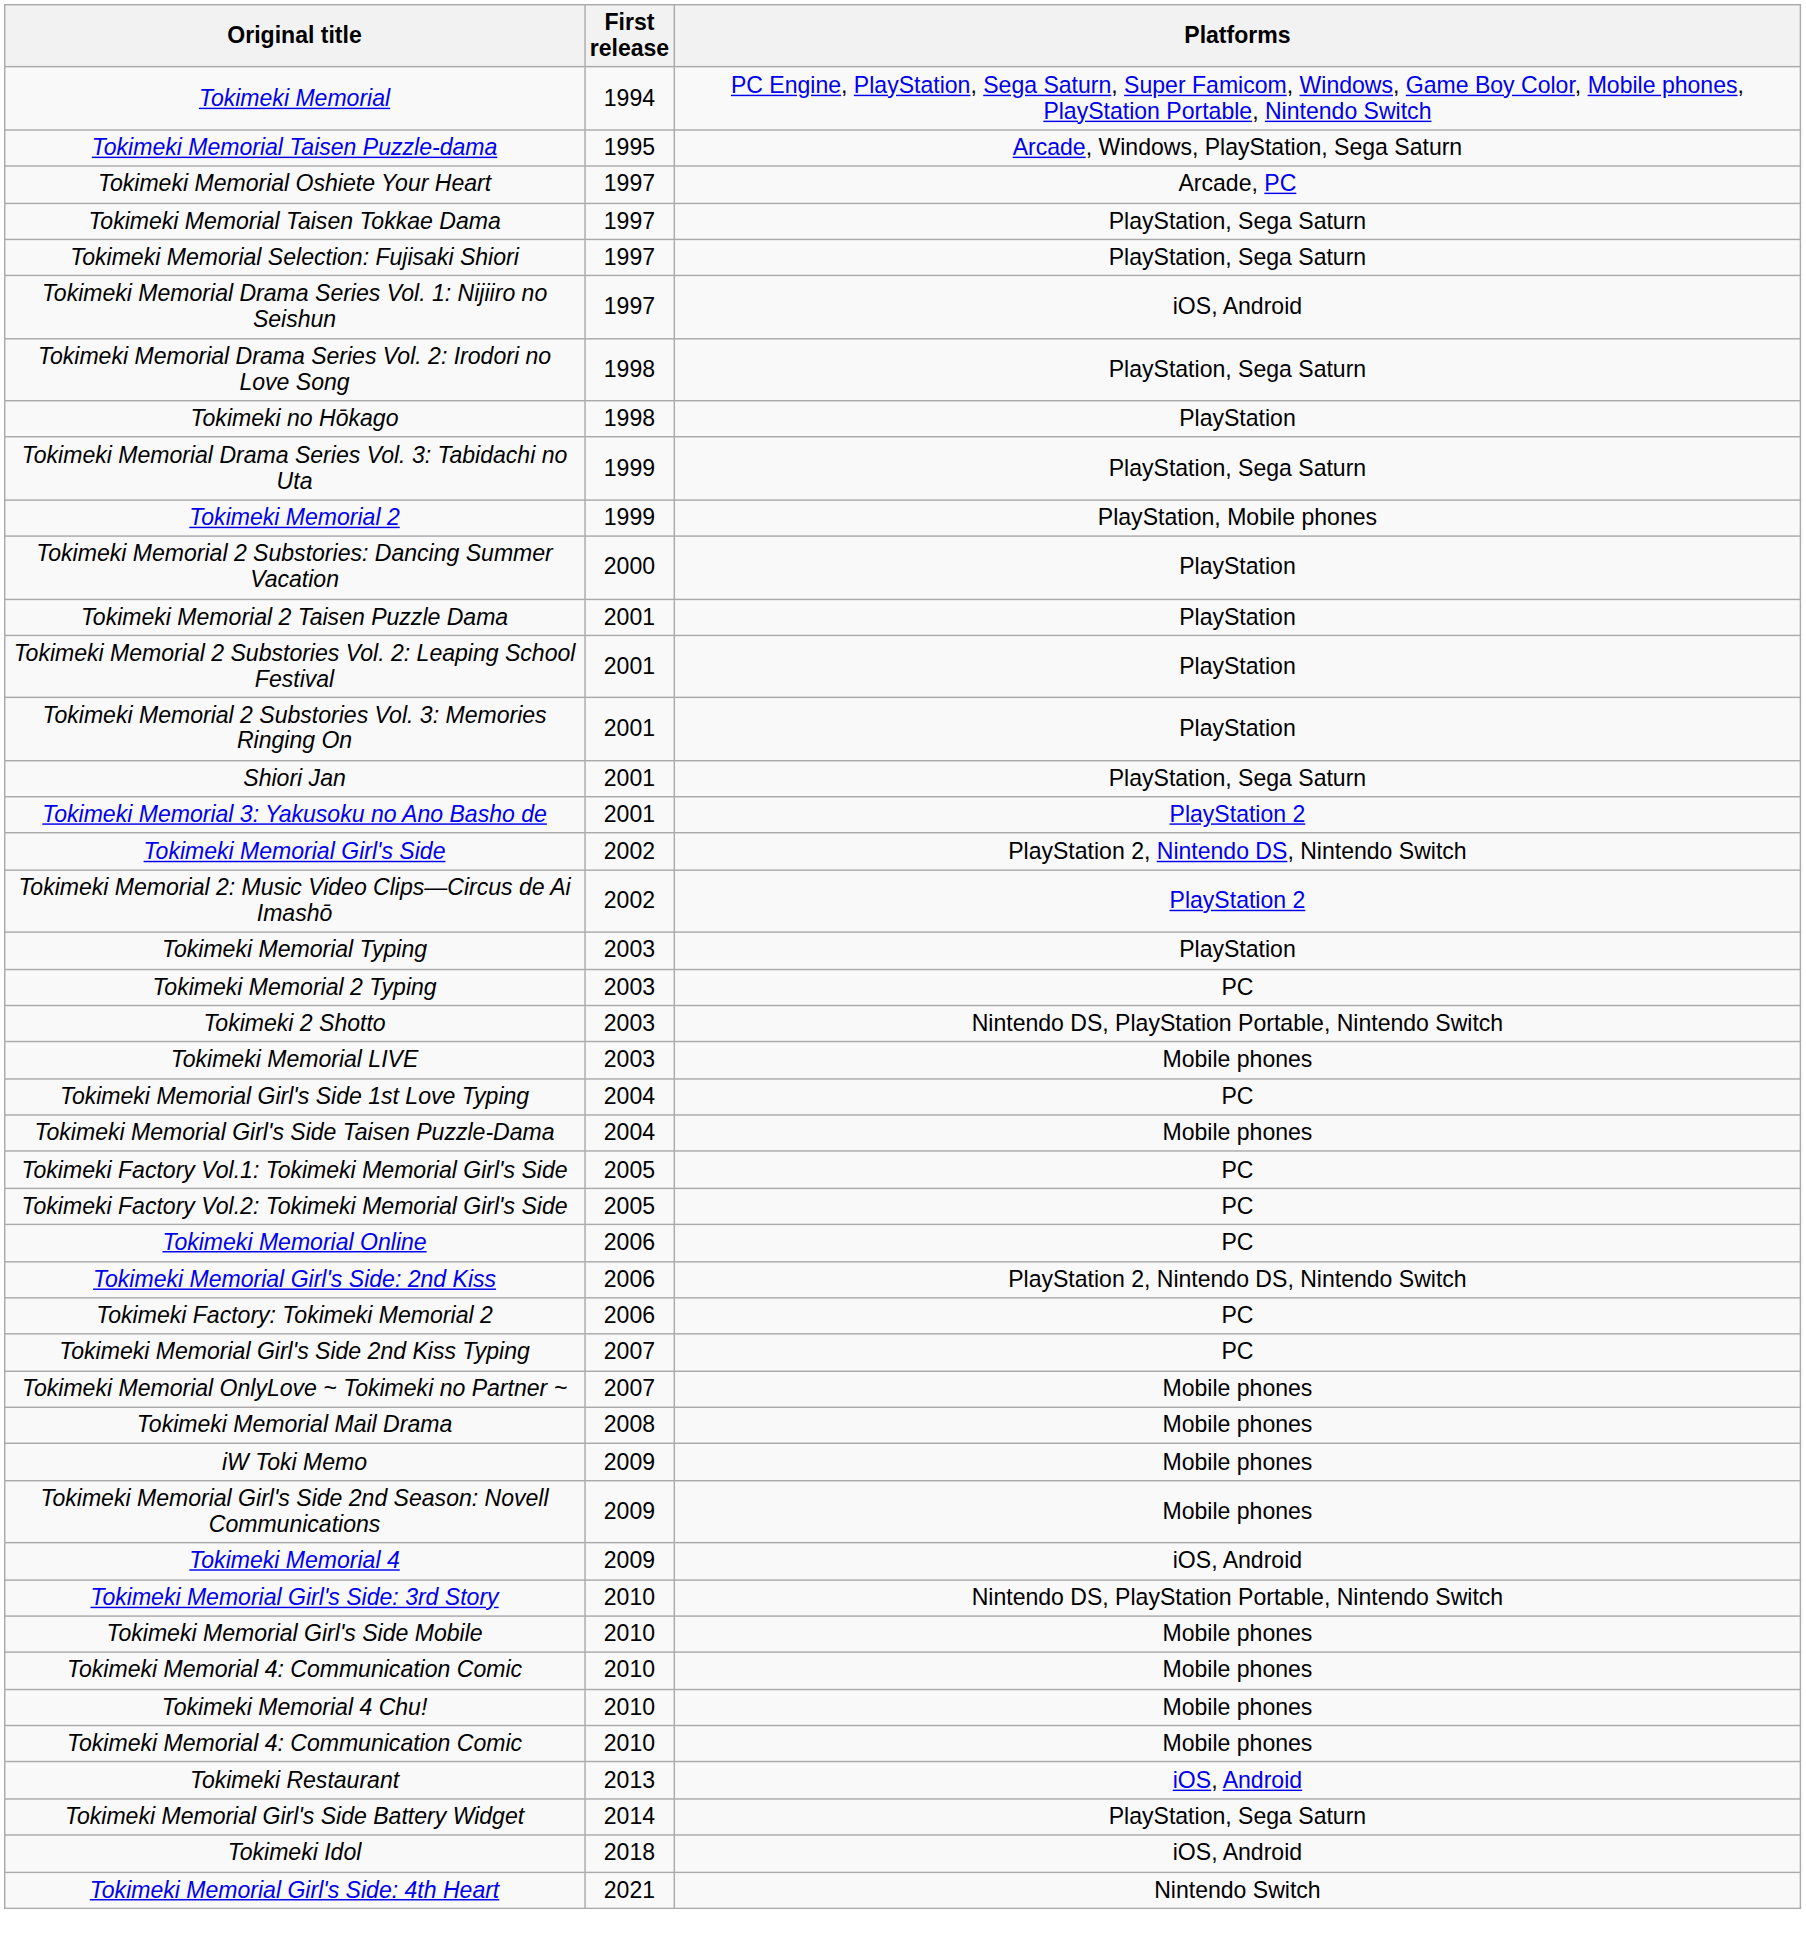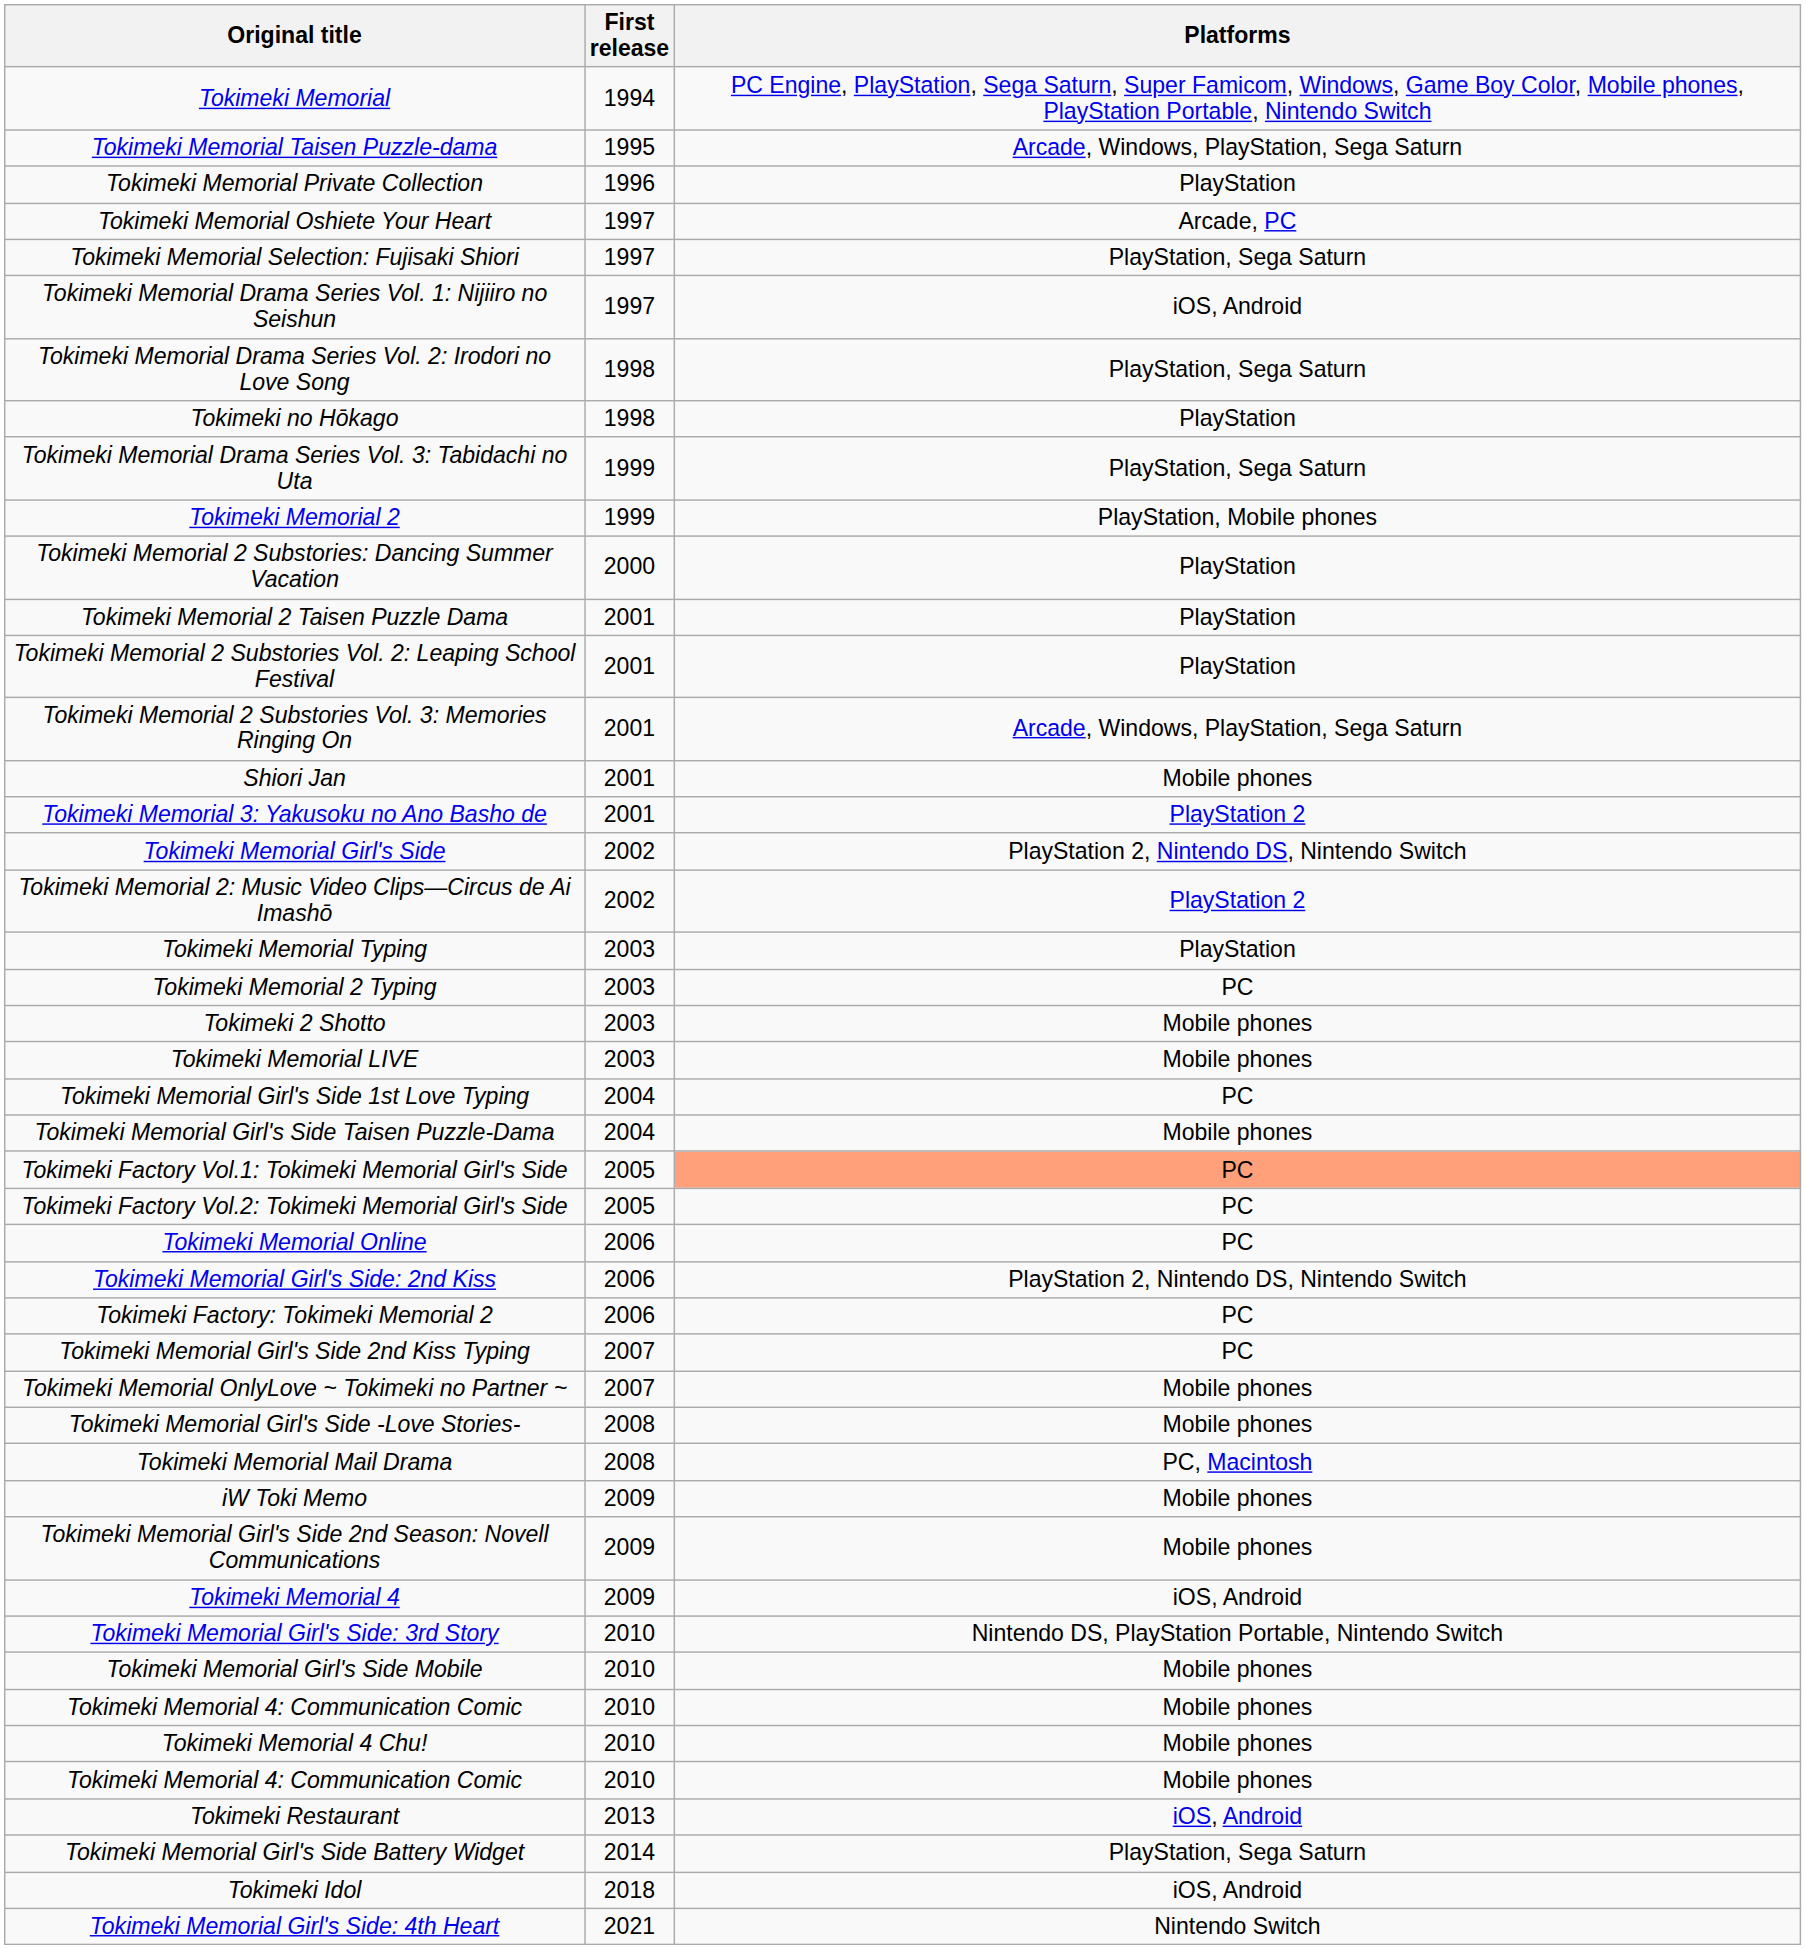+ row: (295, 184)
- row: (295, 220)
(1237, 728) PlayStation -> (1237, 728) Arcade, Windows, PlayStation, Sega Saturn
(1237, 778) PlayStation, Sega Saturn -> (1237, 778) Mobile phones
(1237, 1023) Nintendo DS, PlayStation Portable, Nintendo Switch -> (1237, 1023) Mobile phones
(1237, 1169) no background -> (1237, 1169) lightsalmon background
+ row: (295, 1425)
(1237, 1425) Mobile phones -> (1237, 1461) PC, Macintosh
